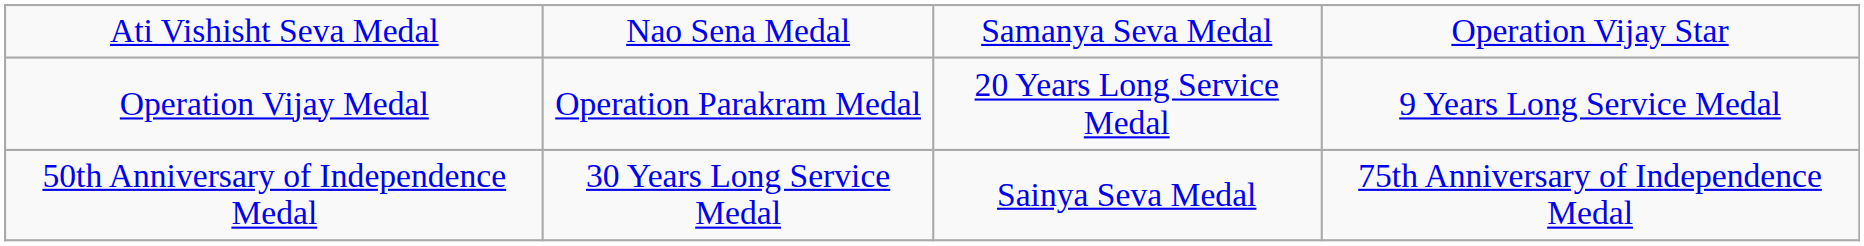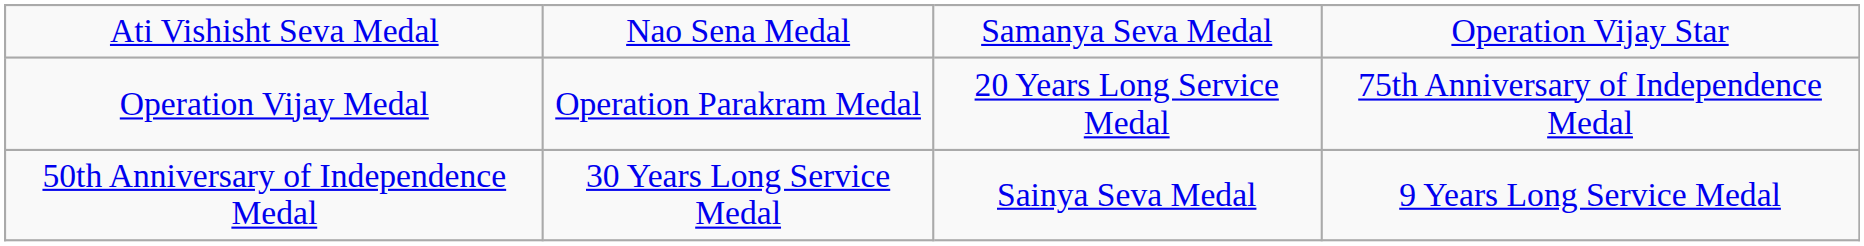(1590, 103) 9 Years Long Service Medal -> (1590, 103) 75th Anniversary of Independence Medal
(1590, 194) 75th Anniversary of Independence Medal -> (1590, 194) 9 Years Long Service Medal
